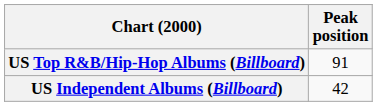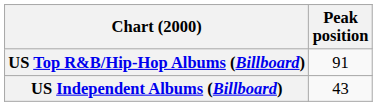(341, 88) 42 -> (341, 88) 43
